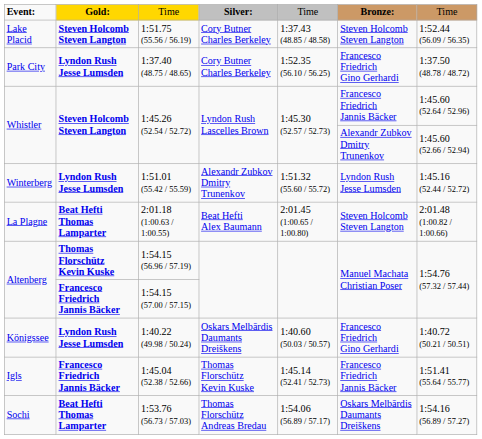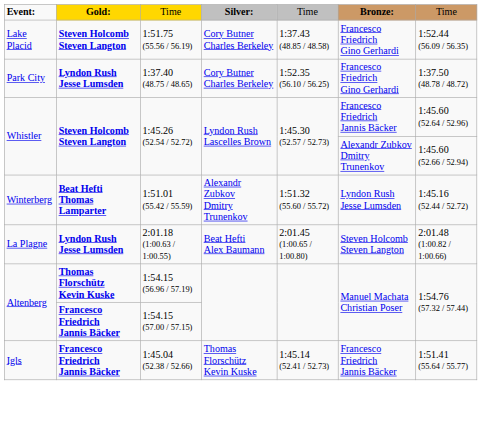(374, 34) Steven Holcomb Steven Langton -> (370, 39) Francesco Friedrich Gino Gerhardi
(91, 183) Lyndon Rush Jesse Lumsden -> (82, 200) Beat Hefti Thomas Lamparter
(82, 221) Beat Hefti Thomas Lamparter -> (91, 244) Lyndon Rush Jesse Lumsden
- row: (28, 337)
- row: (18, 415)
